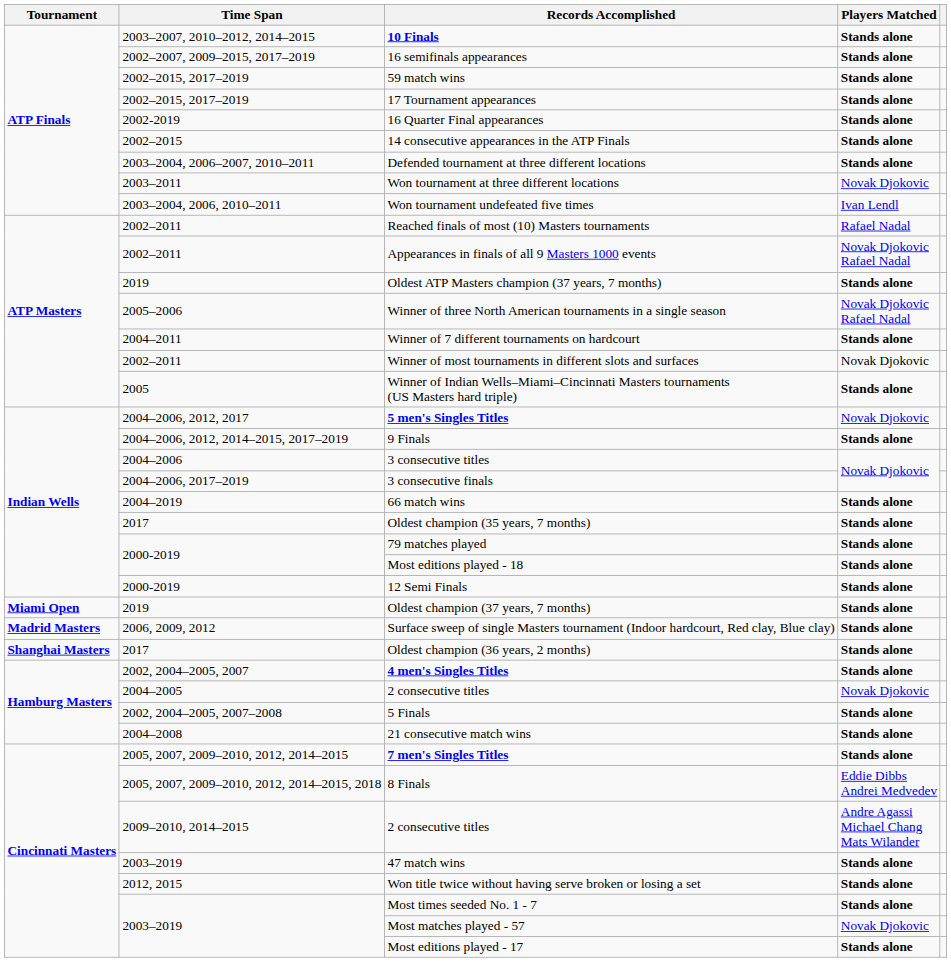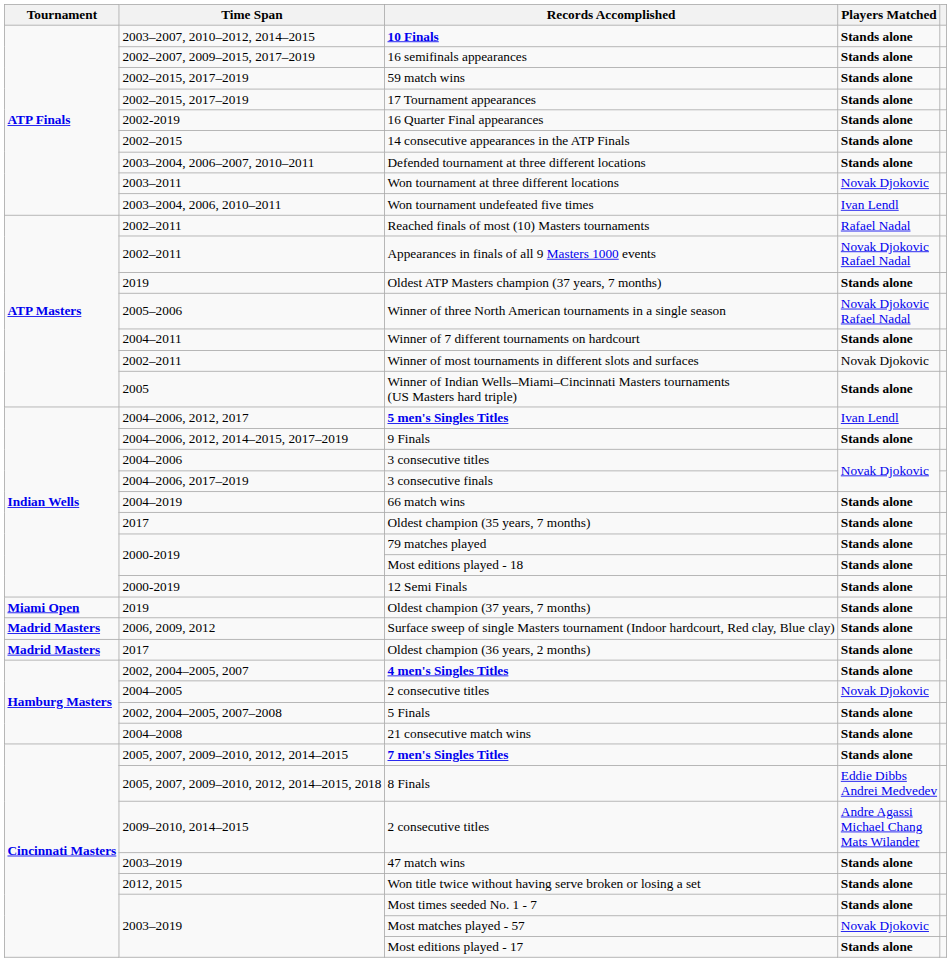(885, 417) Novak Djokovic -> (870, 417) Ivan Lendl
(59, 649) Shanghai Masters -> (54, 649) Madrid Masters
